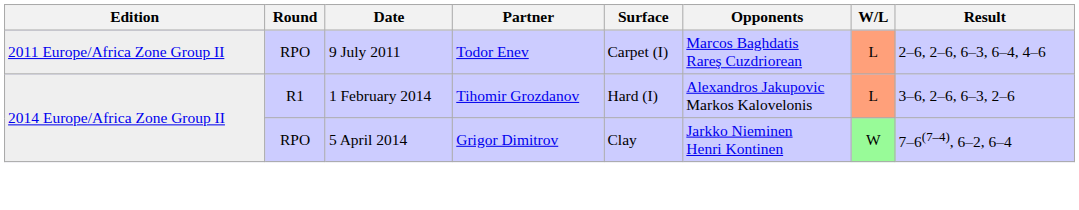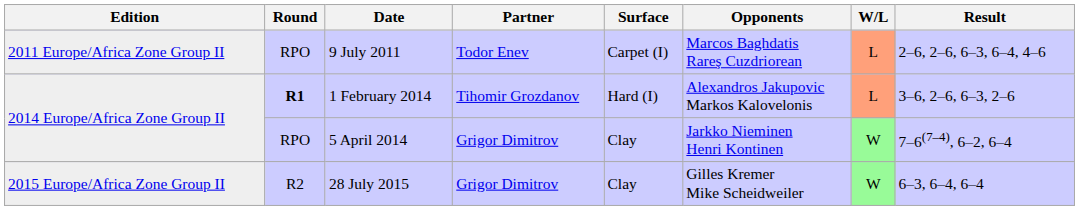(295, 96) normal -> (295, 96) bold
+ row: (369, 183)
